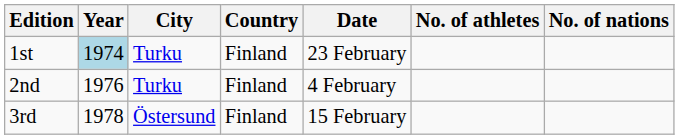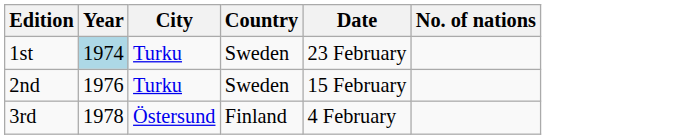- column: (478, 20)
(256, 52) Finland -> (257, 52) Sweden
(256, 85) Finland -> (257, 85) Sweden
(352, 85) 4 February -> (357, 85) 15 February
(357, 117) 15 February -> (352, 117) 4 February
